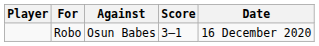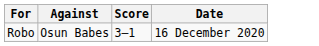- column: (28, 14)
